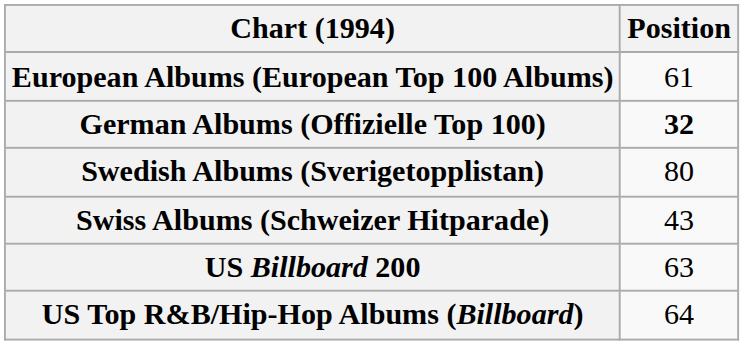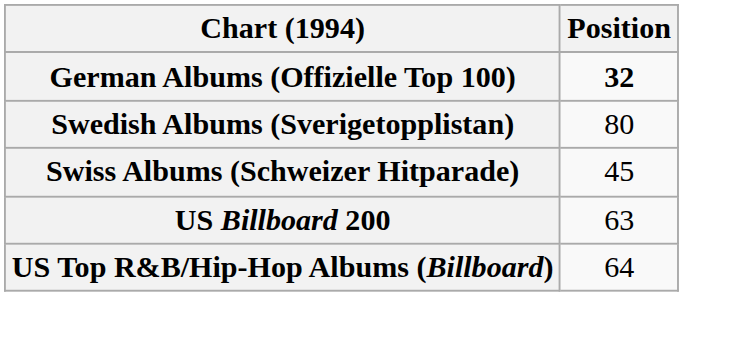- row: (313, 76)
(679, 219) 43 -> (619, 171) 45
